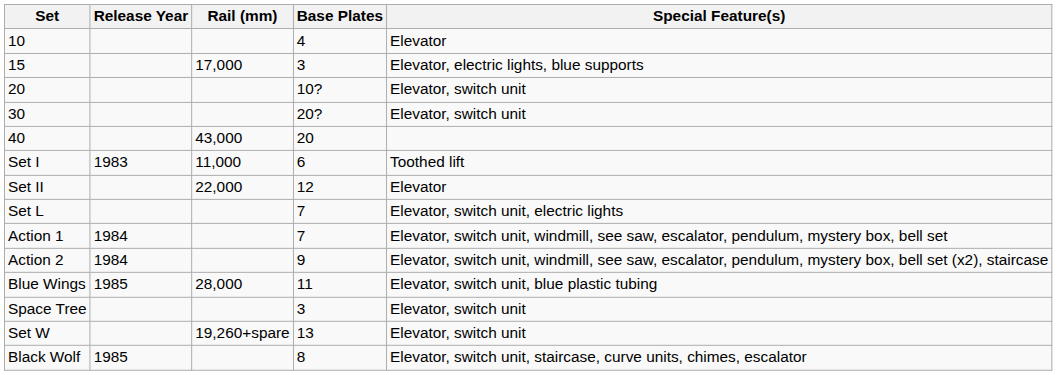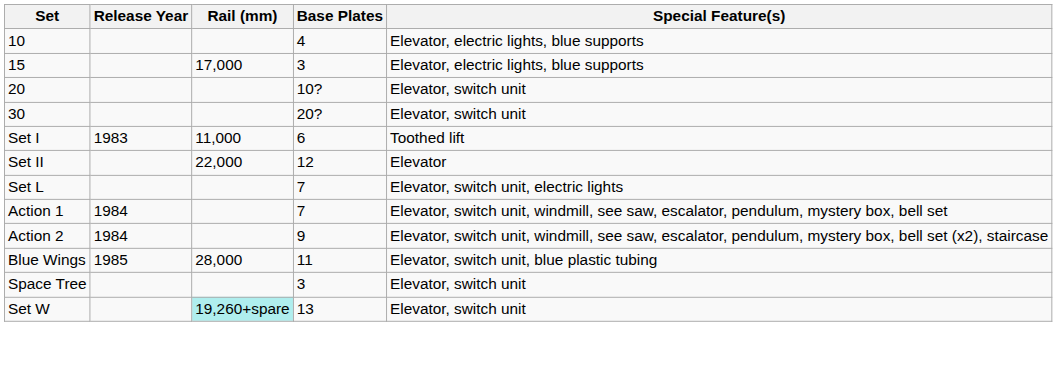(418, 41) Elevator -> (517, 41) Elevator, electric lights, blue supports
- row: (17, 138)
(242, 333) no background -> (242, 308) paleturquoise background
- row: (44, 357)
